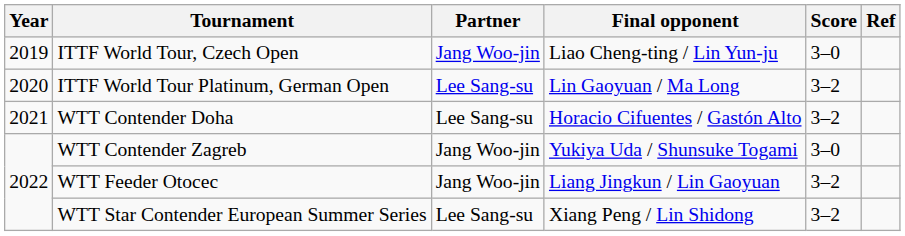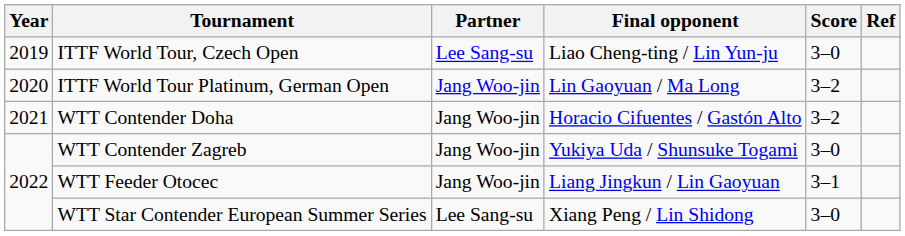(488, 53) Jang Woo-jin -> (484, 53) Lee Sang-su
(484, 85) Lee Sang-su -> (488, 85) Jang Woo-jin
(484, 117) Lee Sang-su -> (488, 117) Jang Woo-jin
(825, 182) 3–2 -> (825, 182) 3–1
(825, 214) 3–2 -> (825, 214) 3–0
